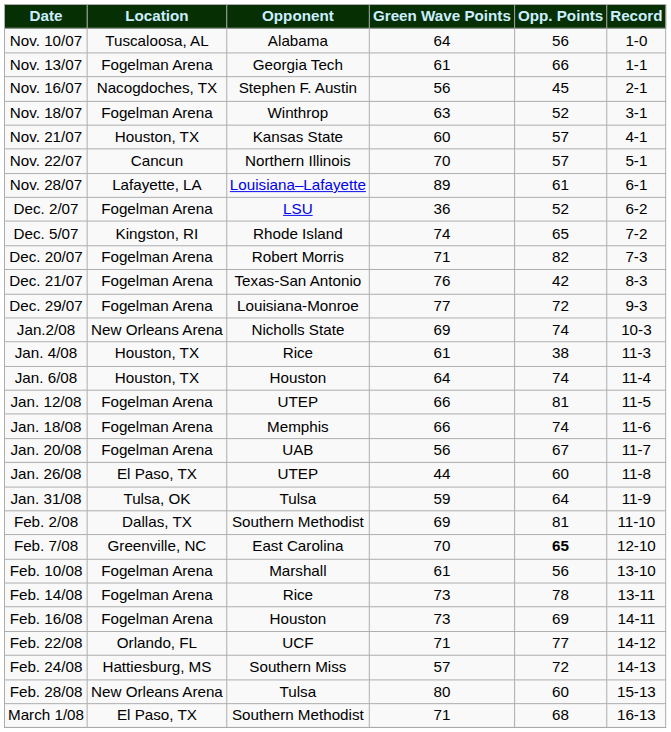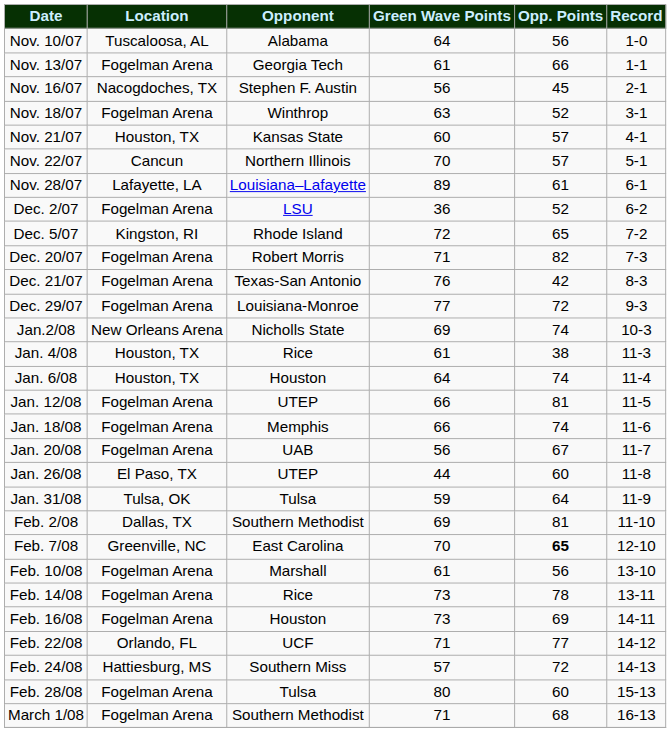(442, 233) 74 -> (442, 233) 72
(157, 691) New Orleans Arena -> (157, 691) Fogelman Arena
(157, 715) El Paso, TX -> (157, 715) Fogelman Arena
